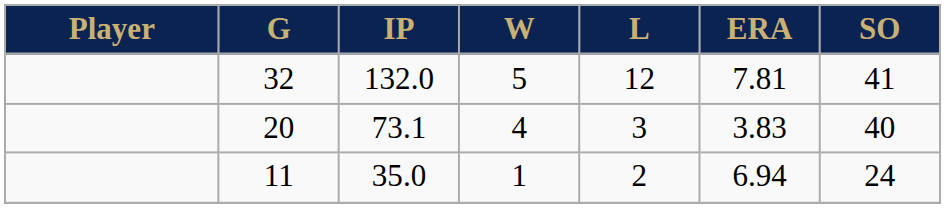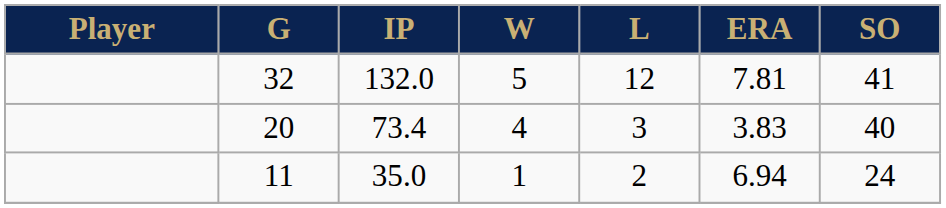(399, 127) 73.1 -> (399, 127) 73.4
